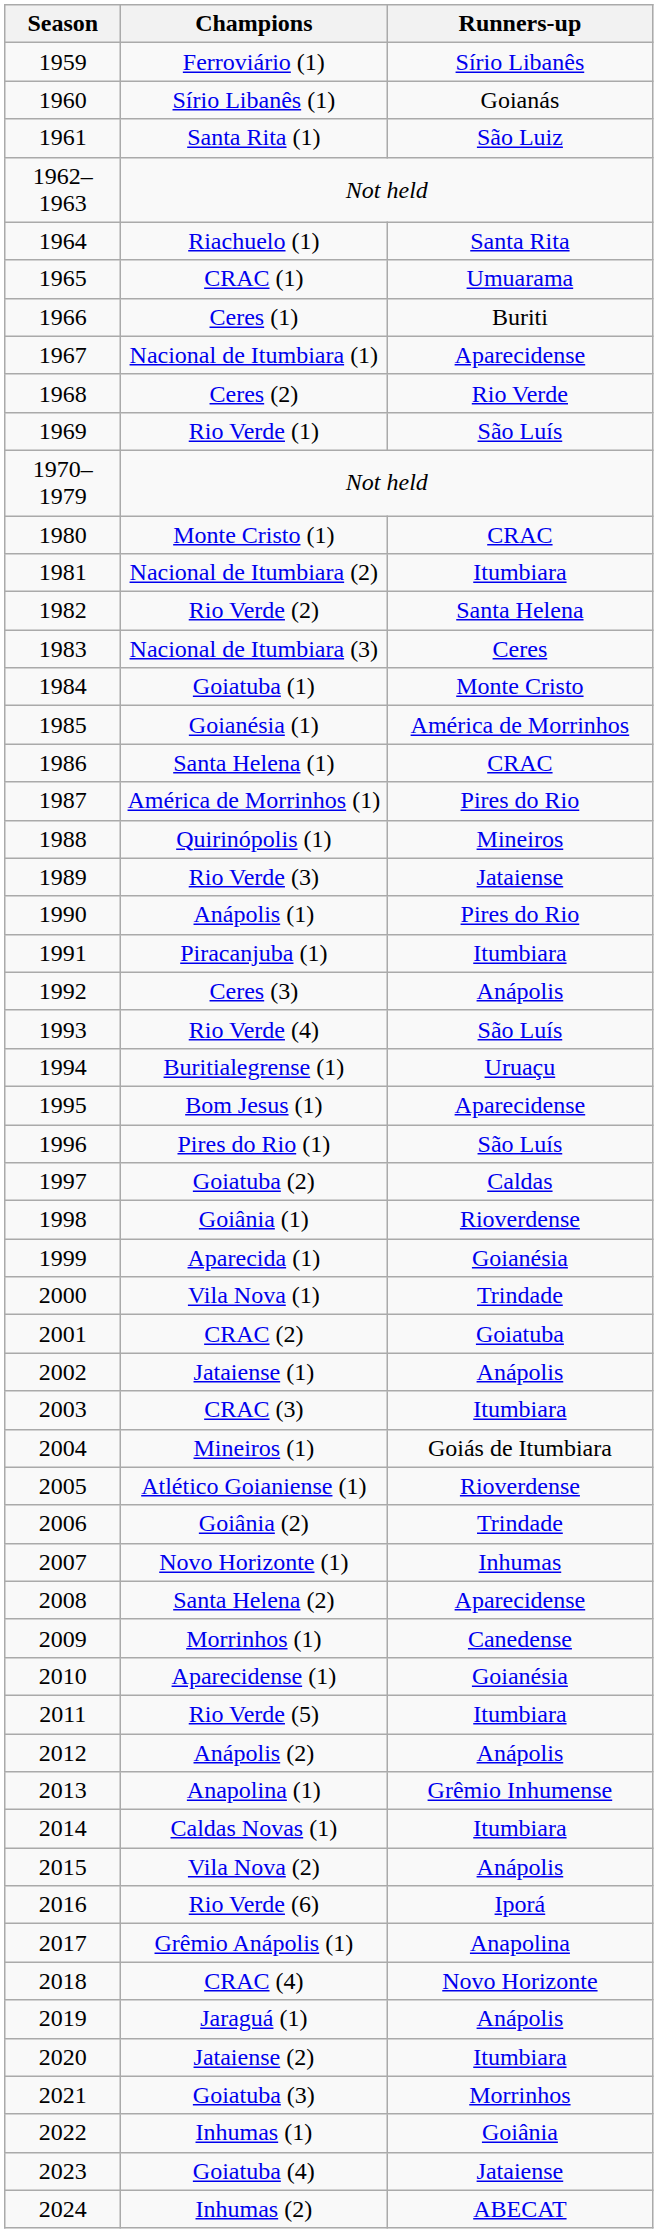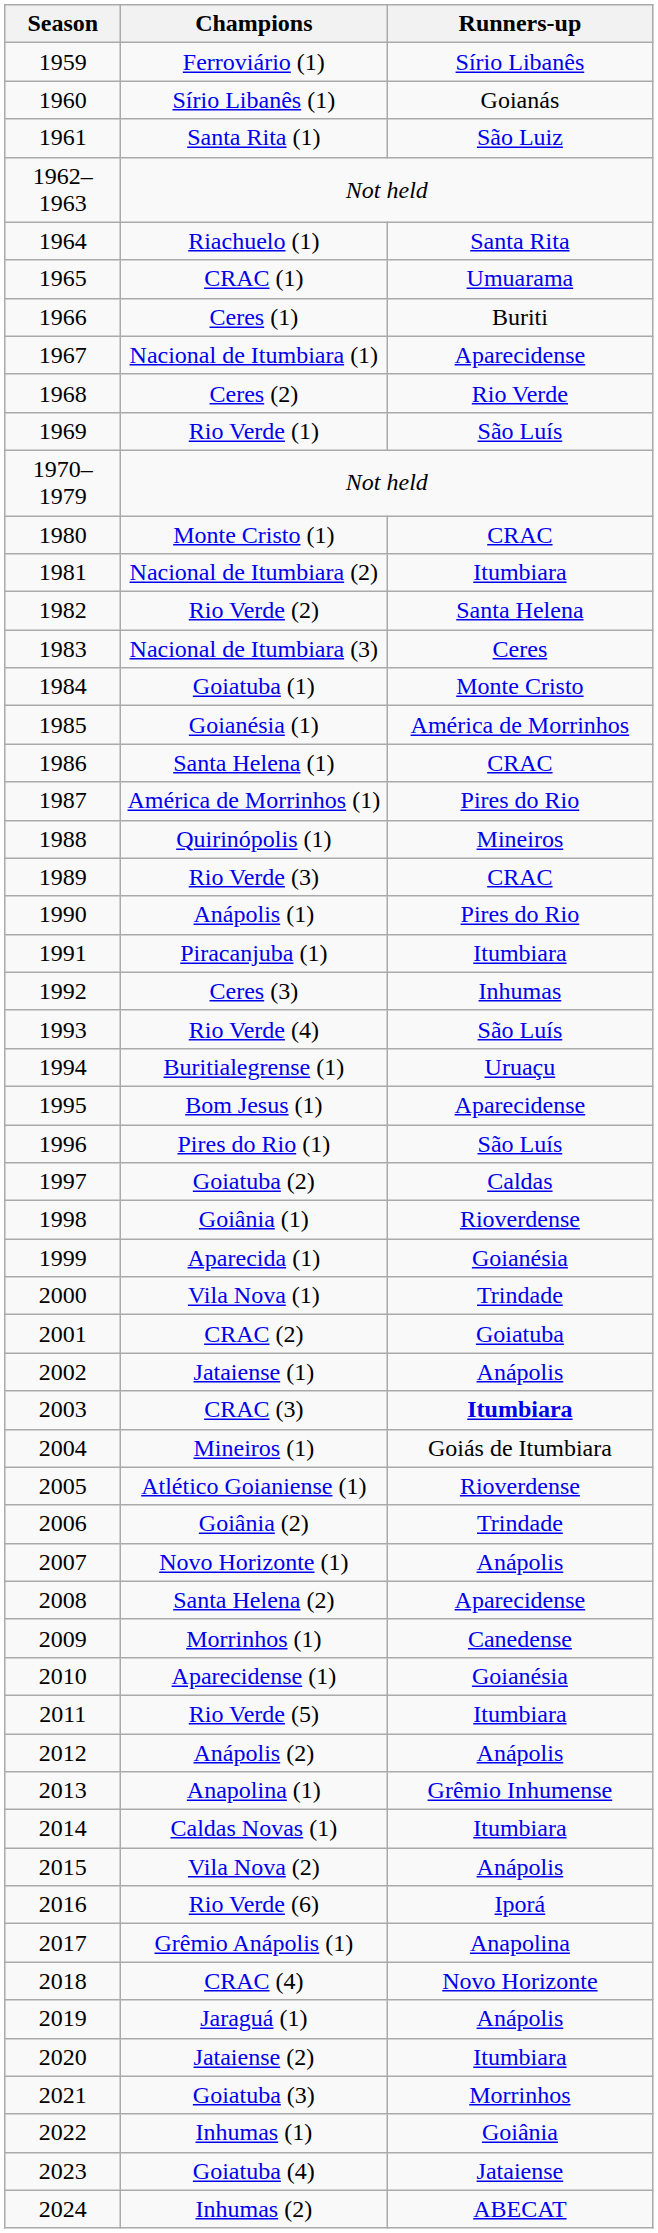(520, 876) Jataiense -> (520, 876) CRAC
(520, 991) Anápolis -> (520, 991) Inhumas
(520, 1409) normal -> (520, 1409) bold
(520, 1561) Inhumas -> (520, 1561) Anápolis
